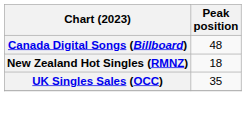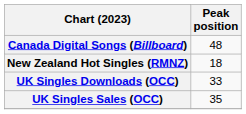+ row: (98, 81)
